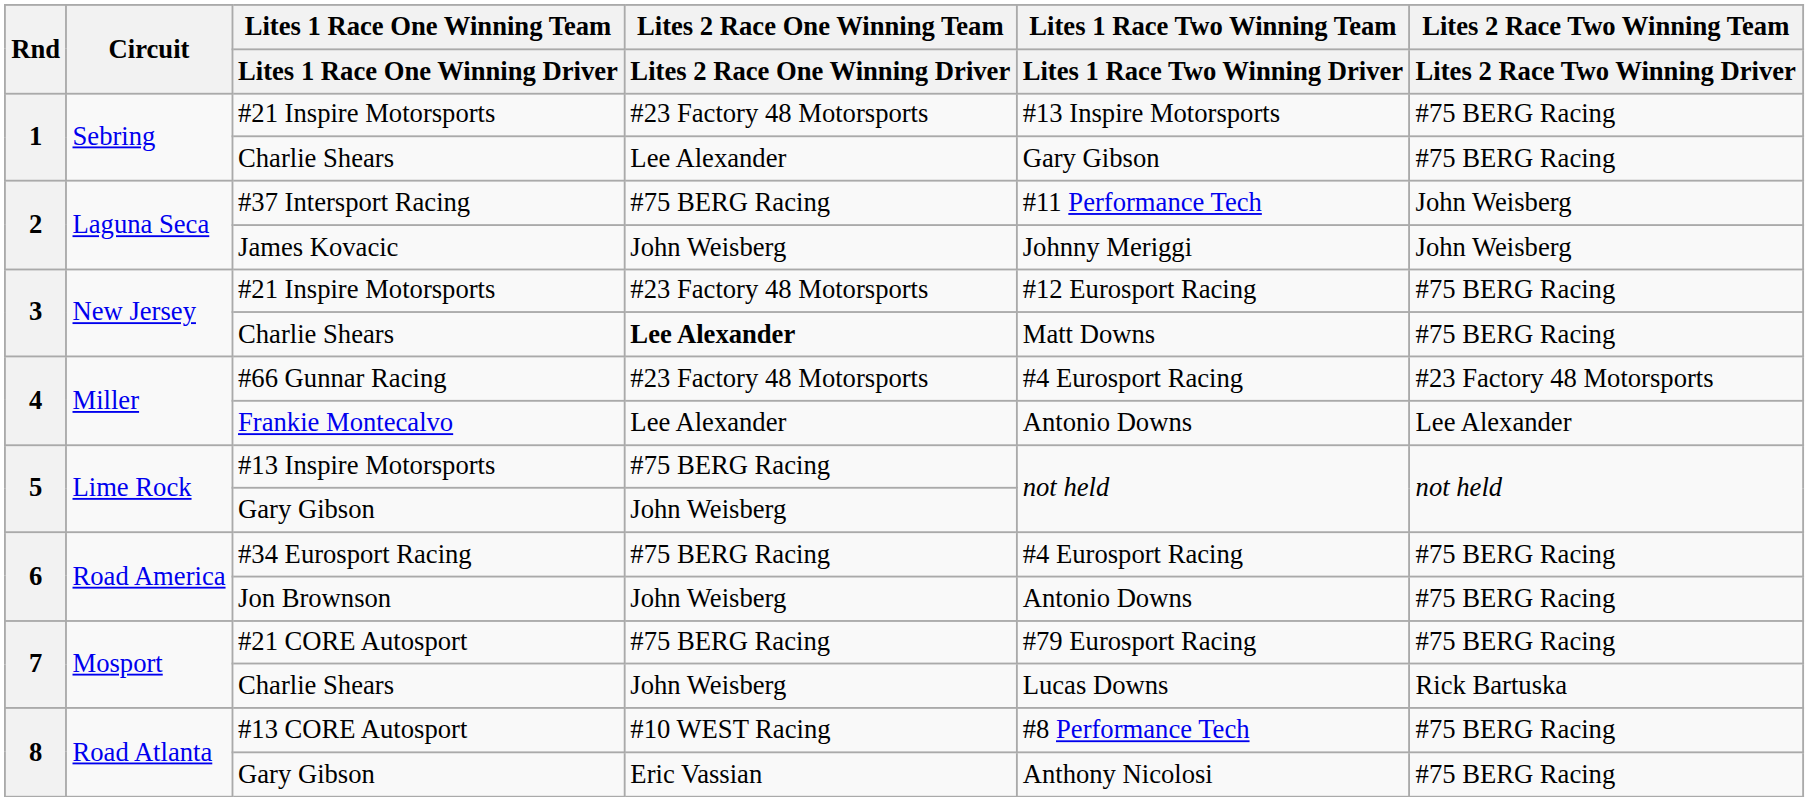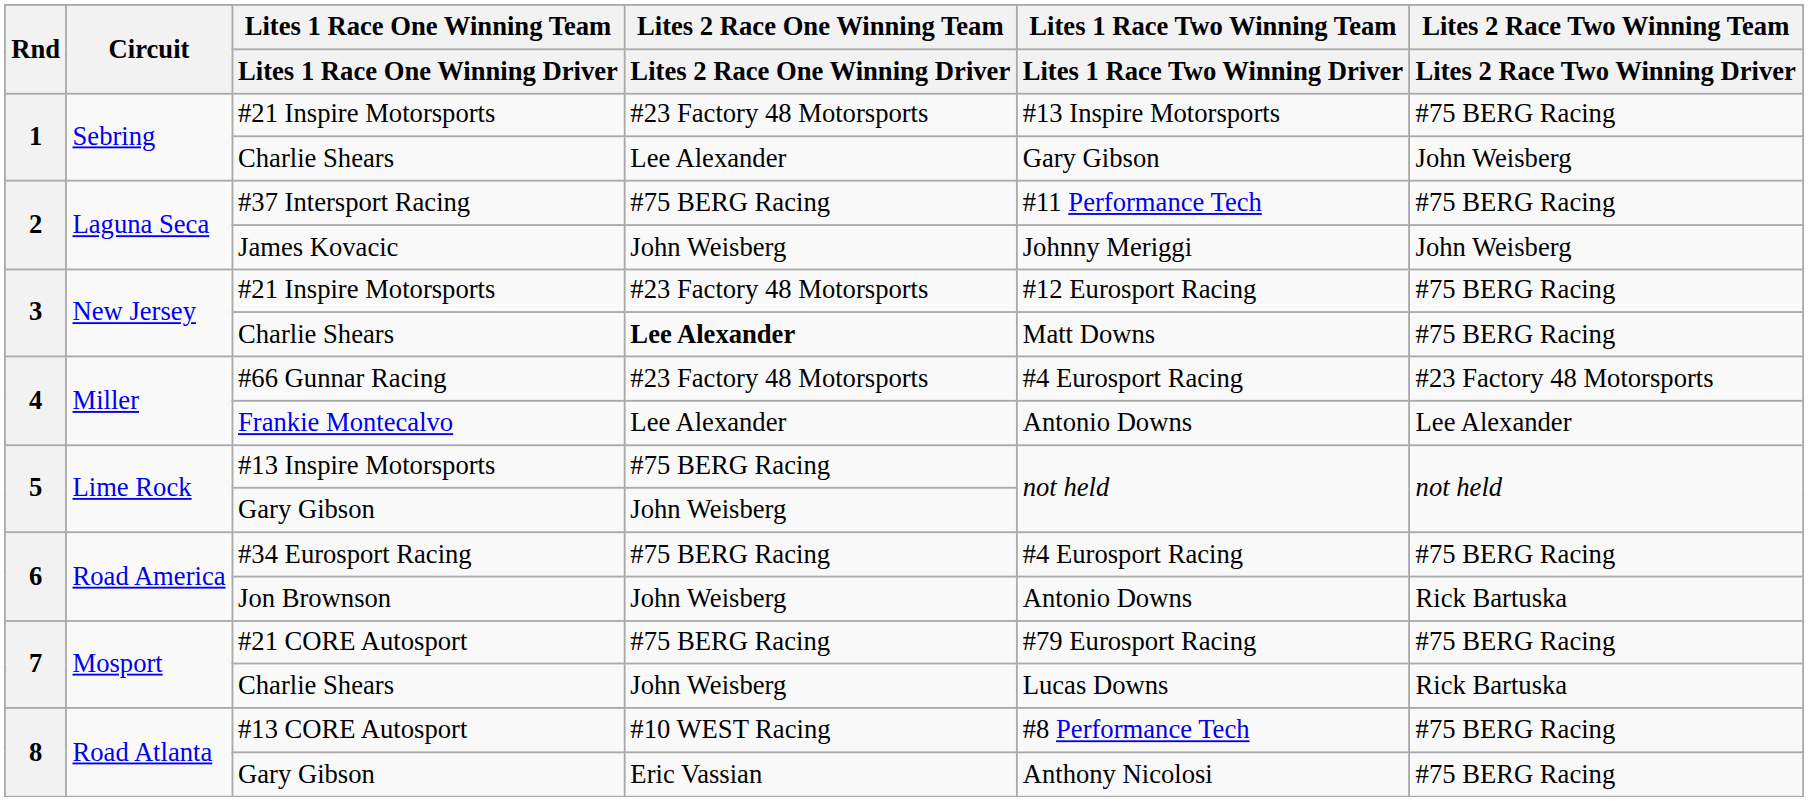(1515, 158) #75 BERG Racing -> (1494, 158) John Weisberg
(1494, 202) John Weisberg -> (1515, 202) #75 BERG Racing
(1515, 598) #75 BERG Racing -> (1491, 598) Rick Bartuska
